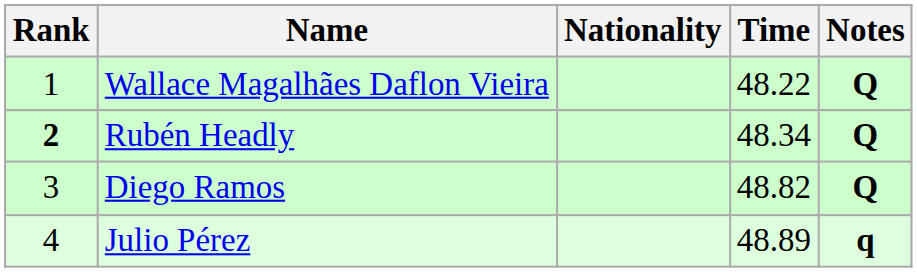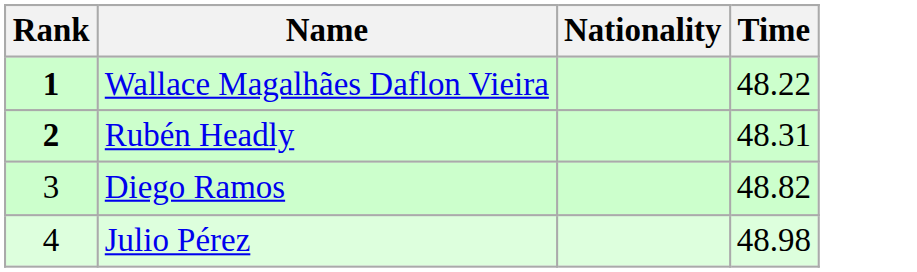- column: (865, 30)
(51, 82) normal -> (51, 82) bold
(774, 135) 48.34 -> (774, 135) 48.31
(774, 239) 48.89 -> (774, 239) 48.98
